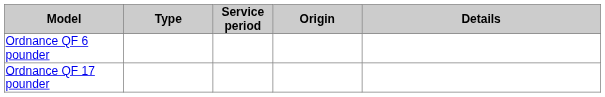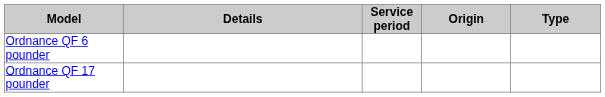columns swapped: (168, 19) <-> (481, 19)
